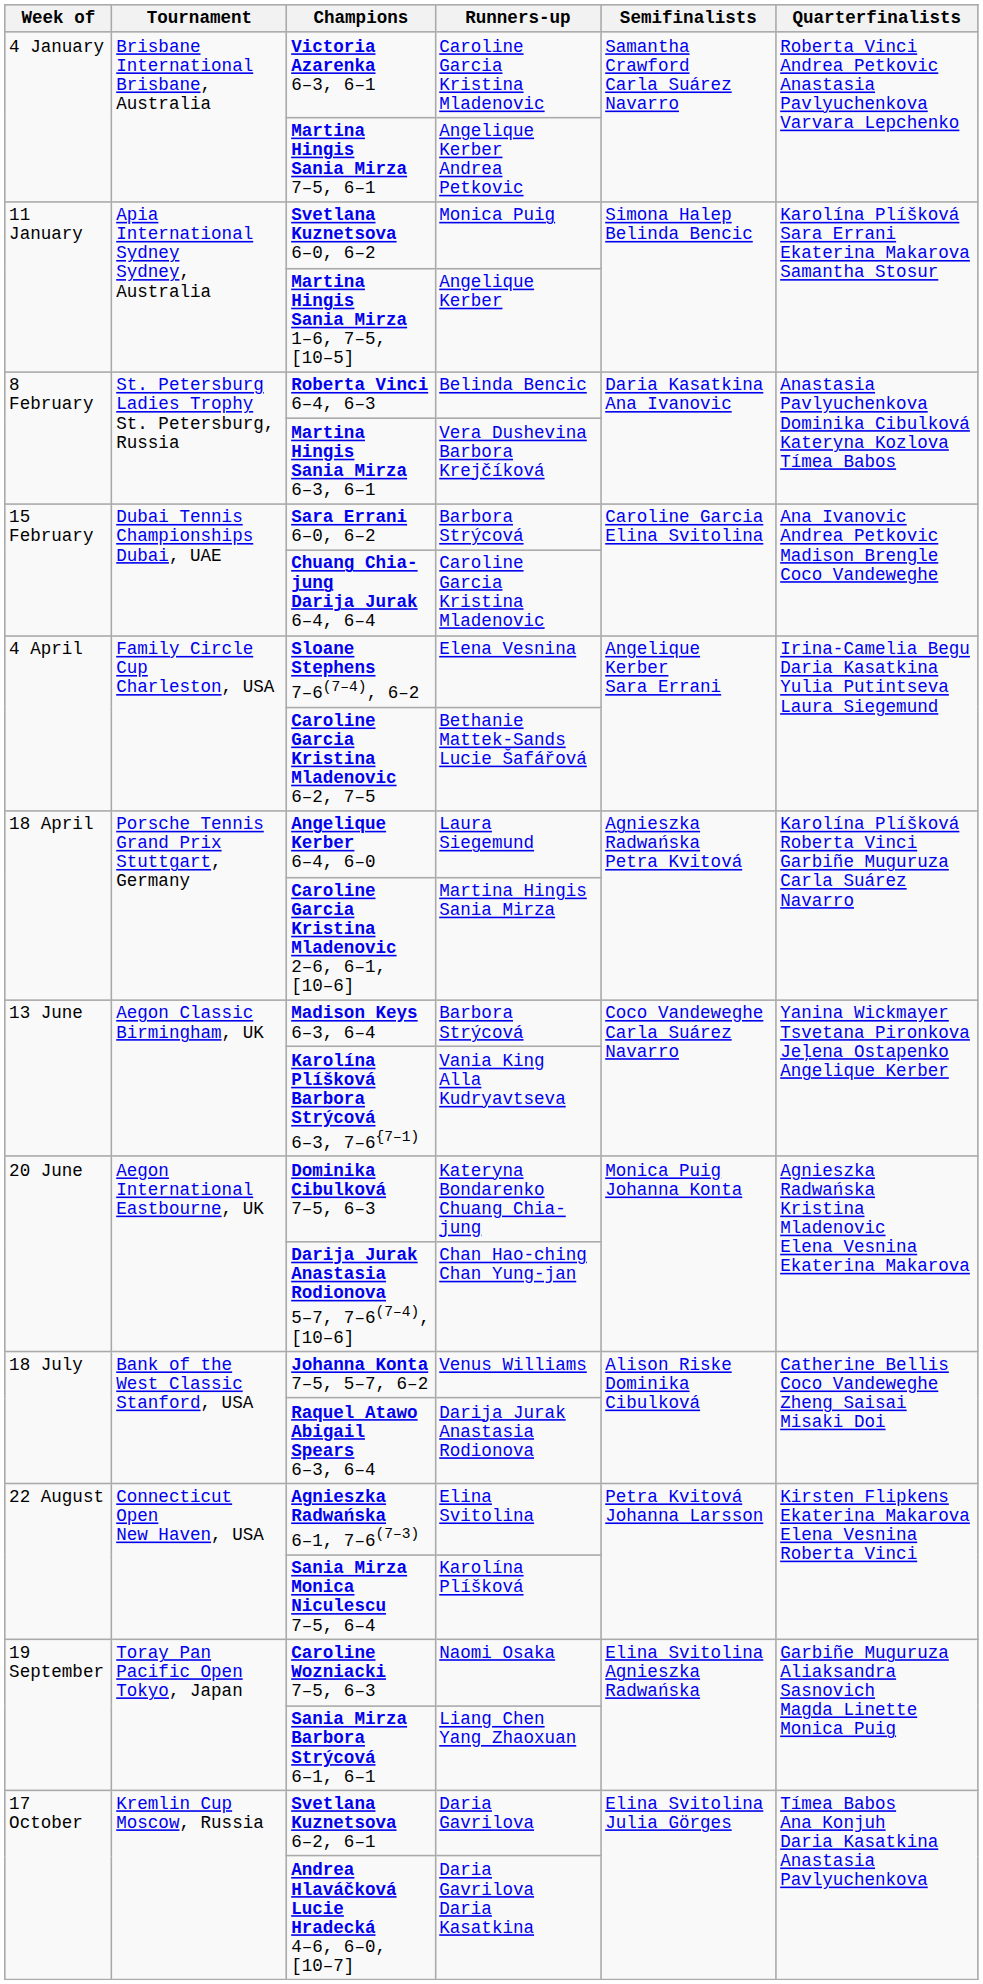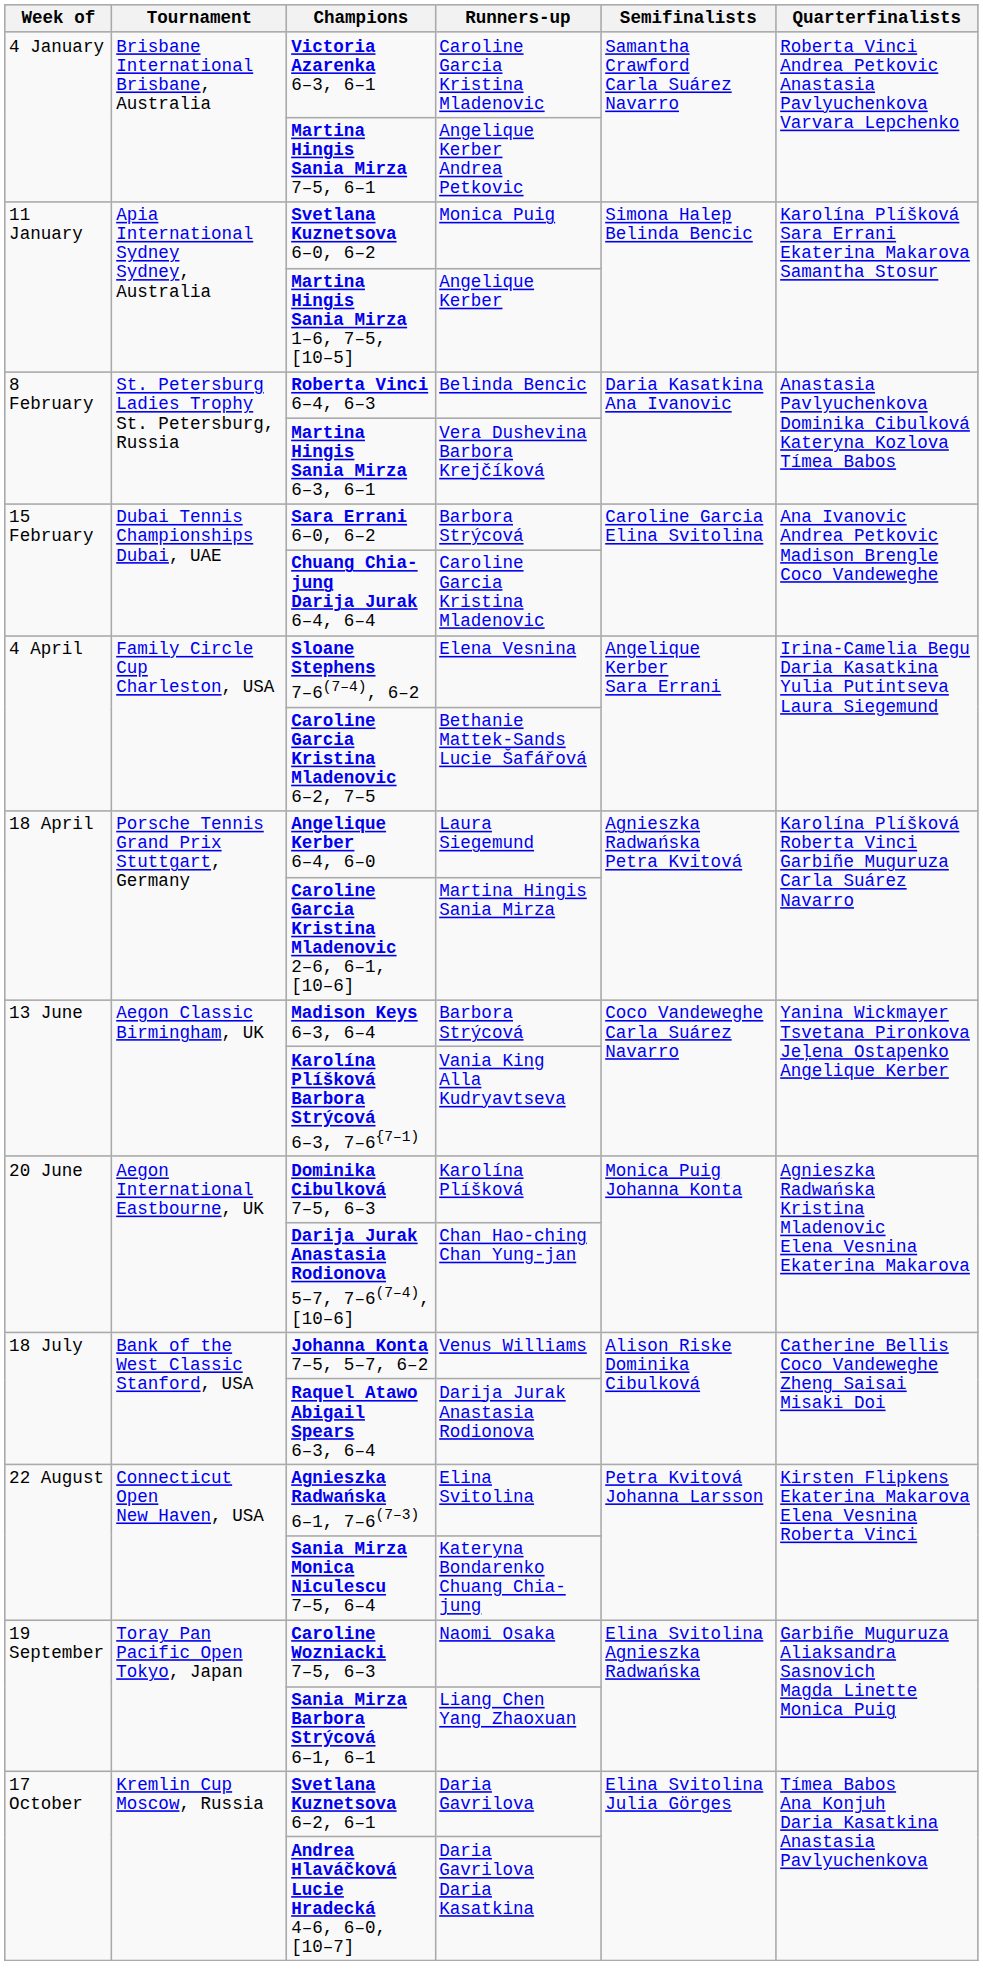(502, 1199) Kateryna Bondarenko Chuang Chia-jung -> (481, 1180) Karolína Plíšková
(481, 1578) Karolína Plíšková -> (502, 1578) Kateryna Bondarenko Chuang Chia-jung
